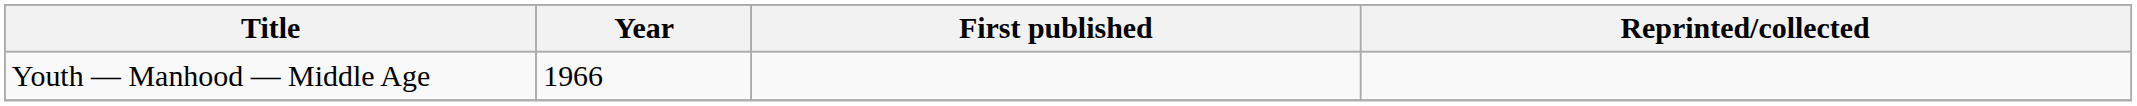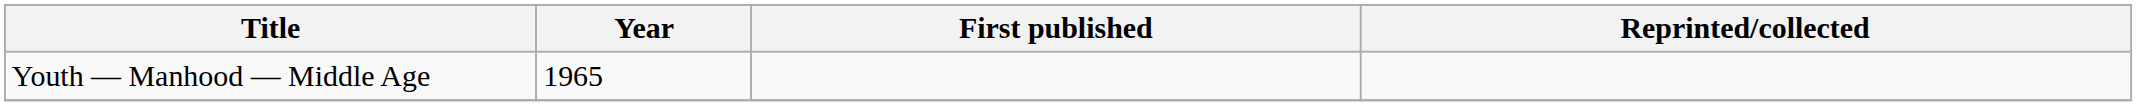(573, 75) 1966 -> (573, 75) 1965
